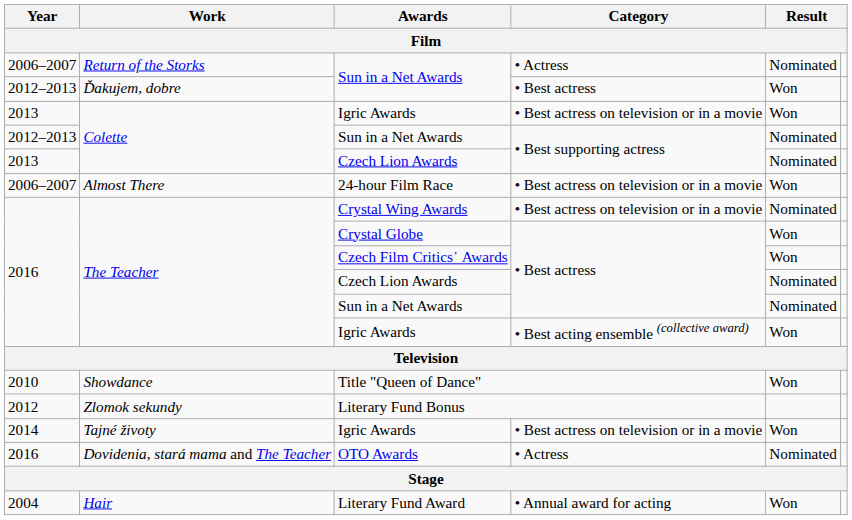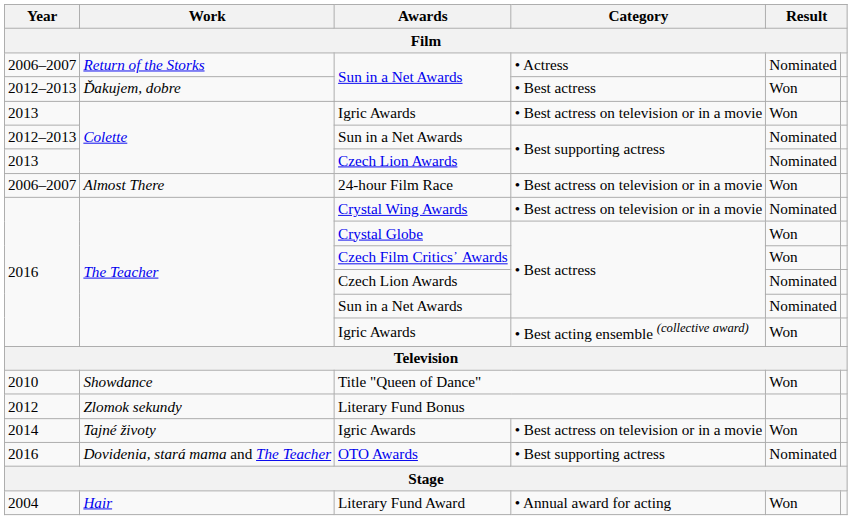(542, 454) • Actress -> (590, 454) • Best supporting actress
